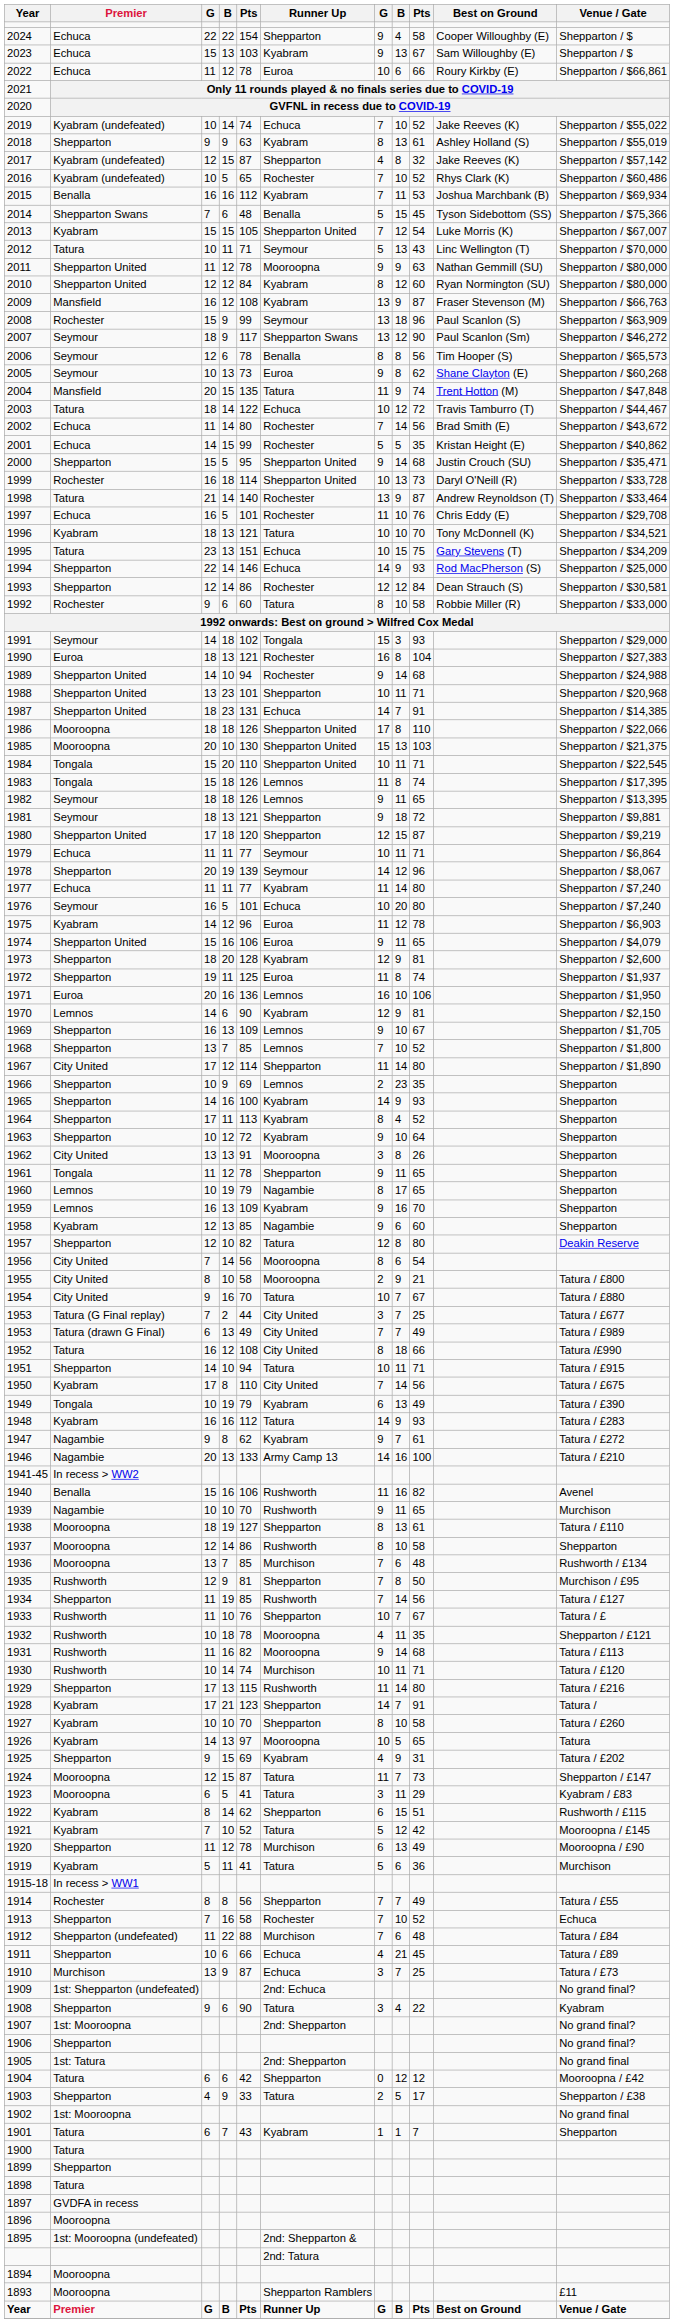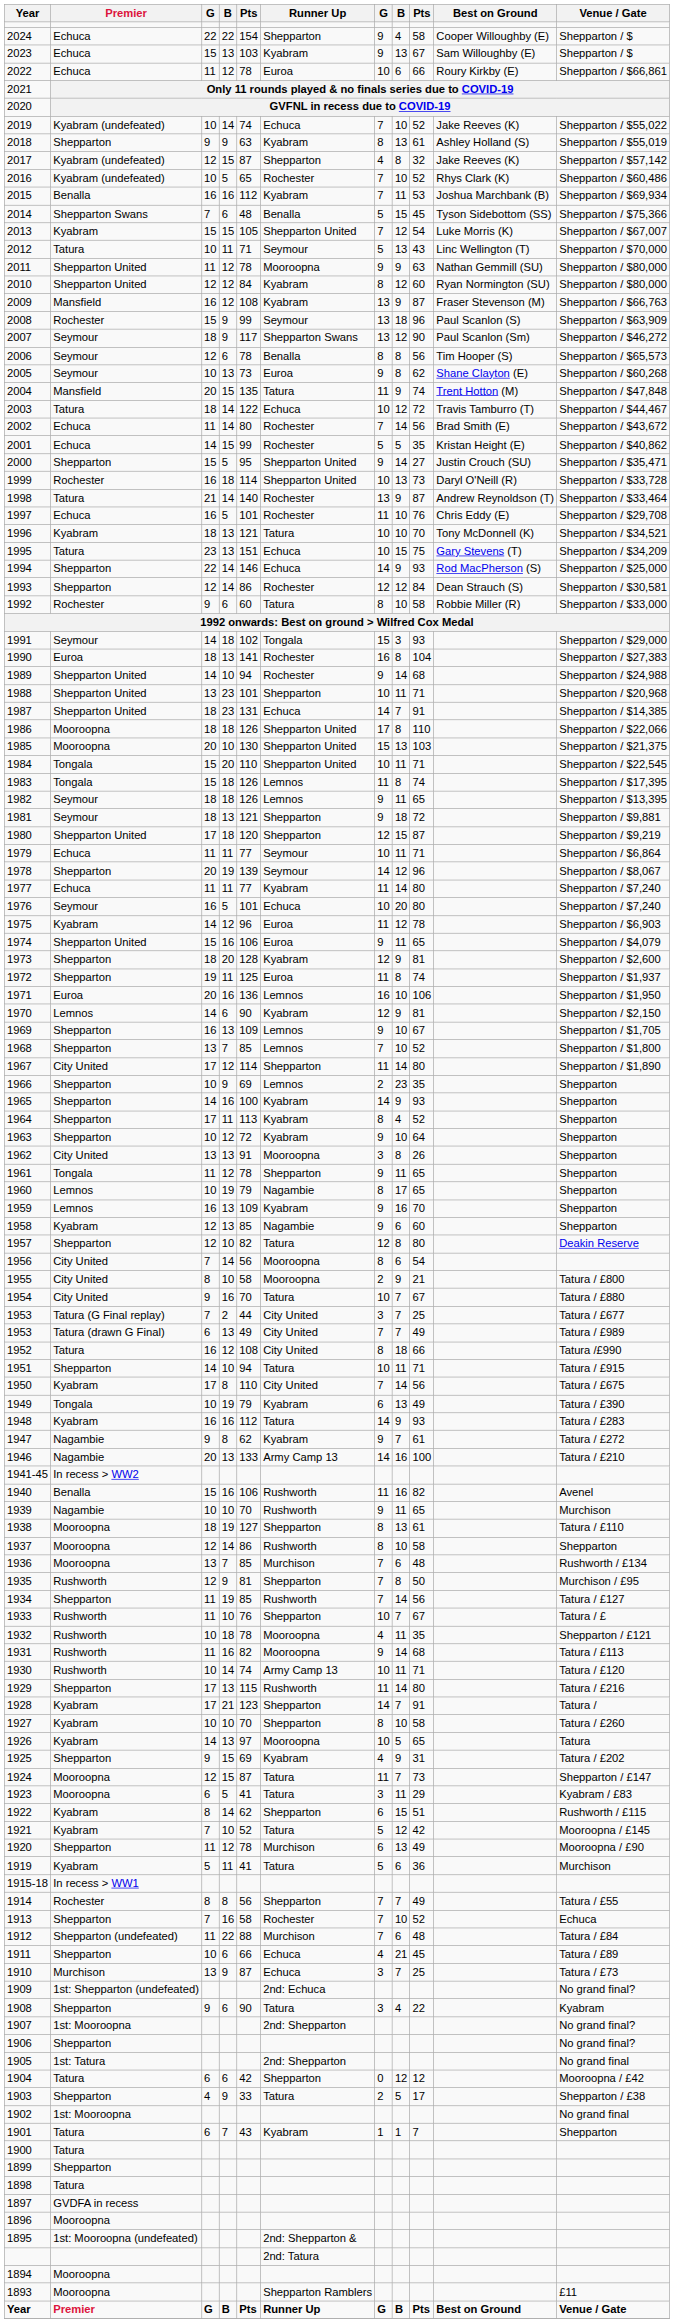(419, 462) 68 -> (419, 462) 27
(249, 657) 121 -> (249, 657) 141
(289, 1670) Murchison -> (301, 1670) Army Camp 13
